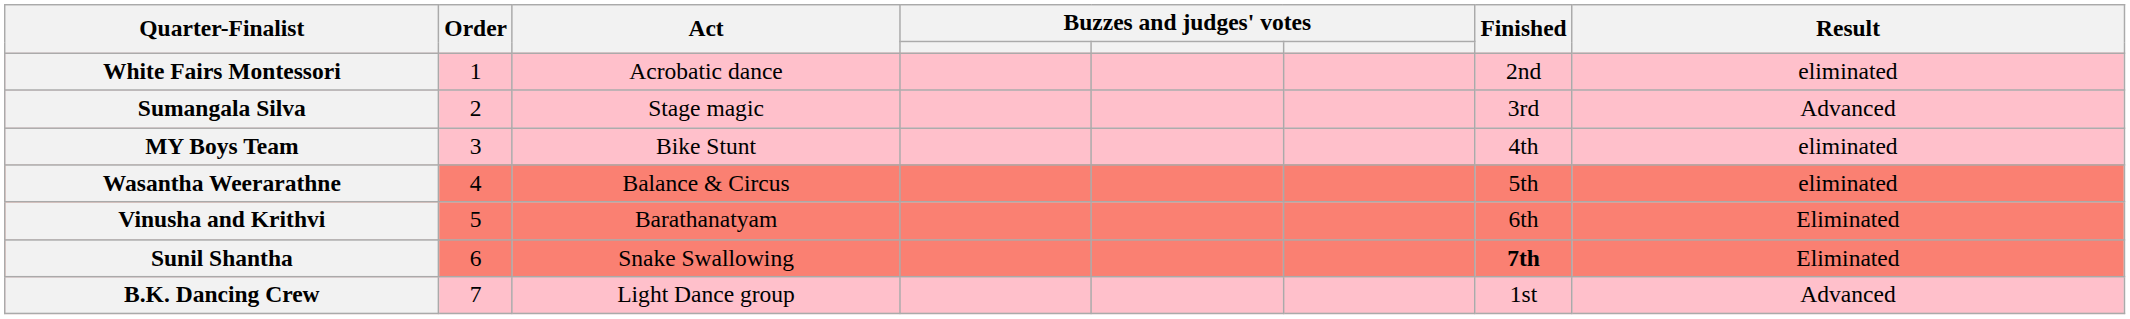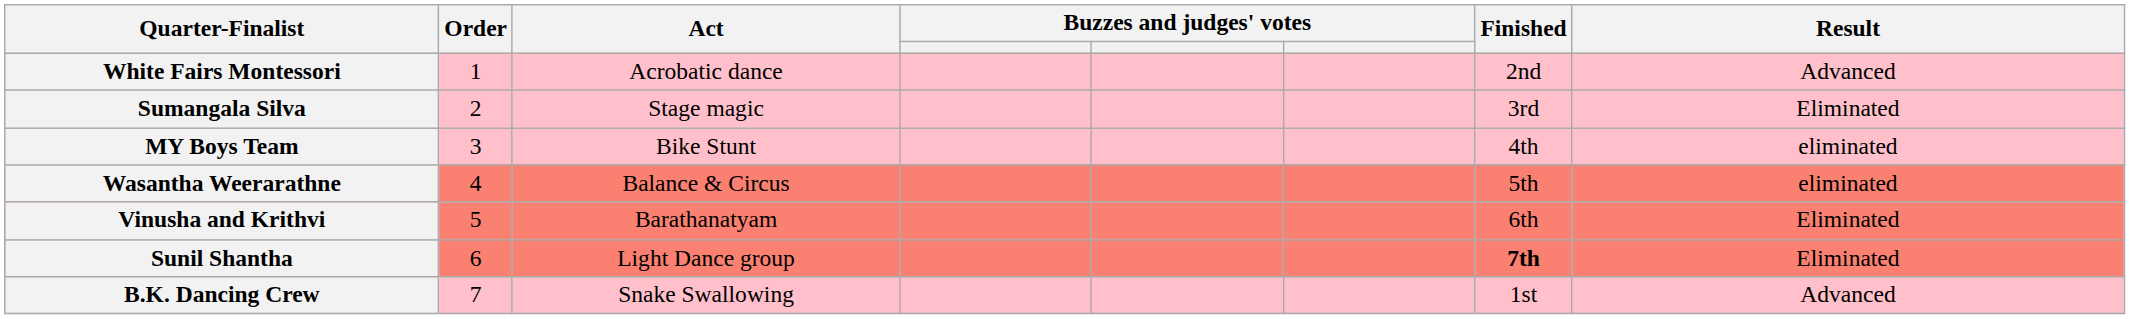(1848, 71) eliminated -> (1848, 71) Advanced
(1848, 108) Advanced -> (1848, 108) Eliminated
(706, 257) Snake Swallowing -> (706, 257) Light Dance group
(706, 295) Light Dance group -> (706, 295) Snake Swallowing
